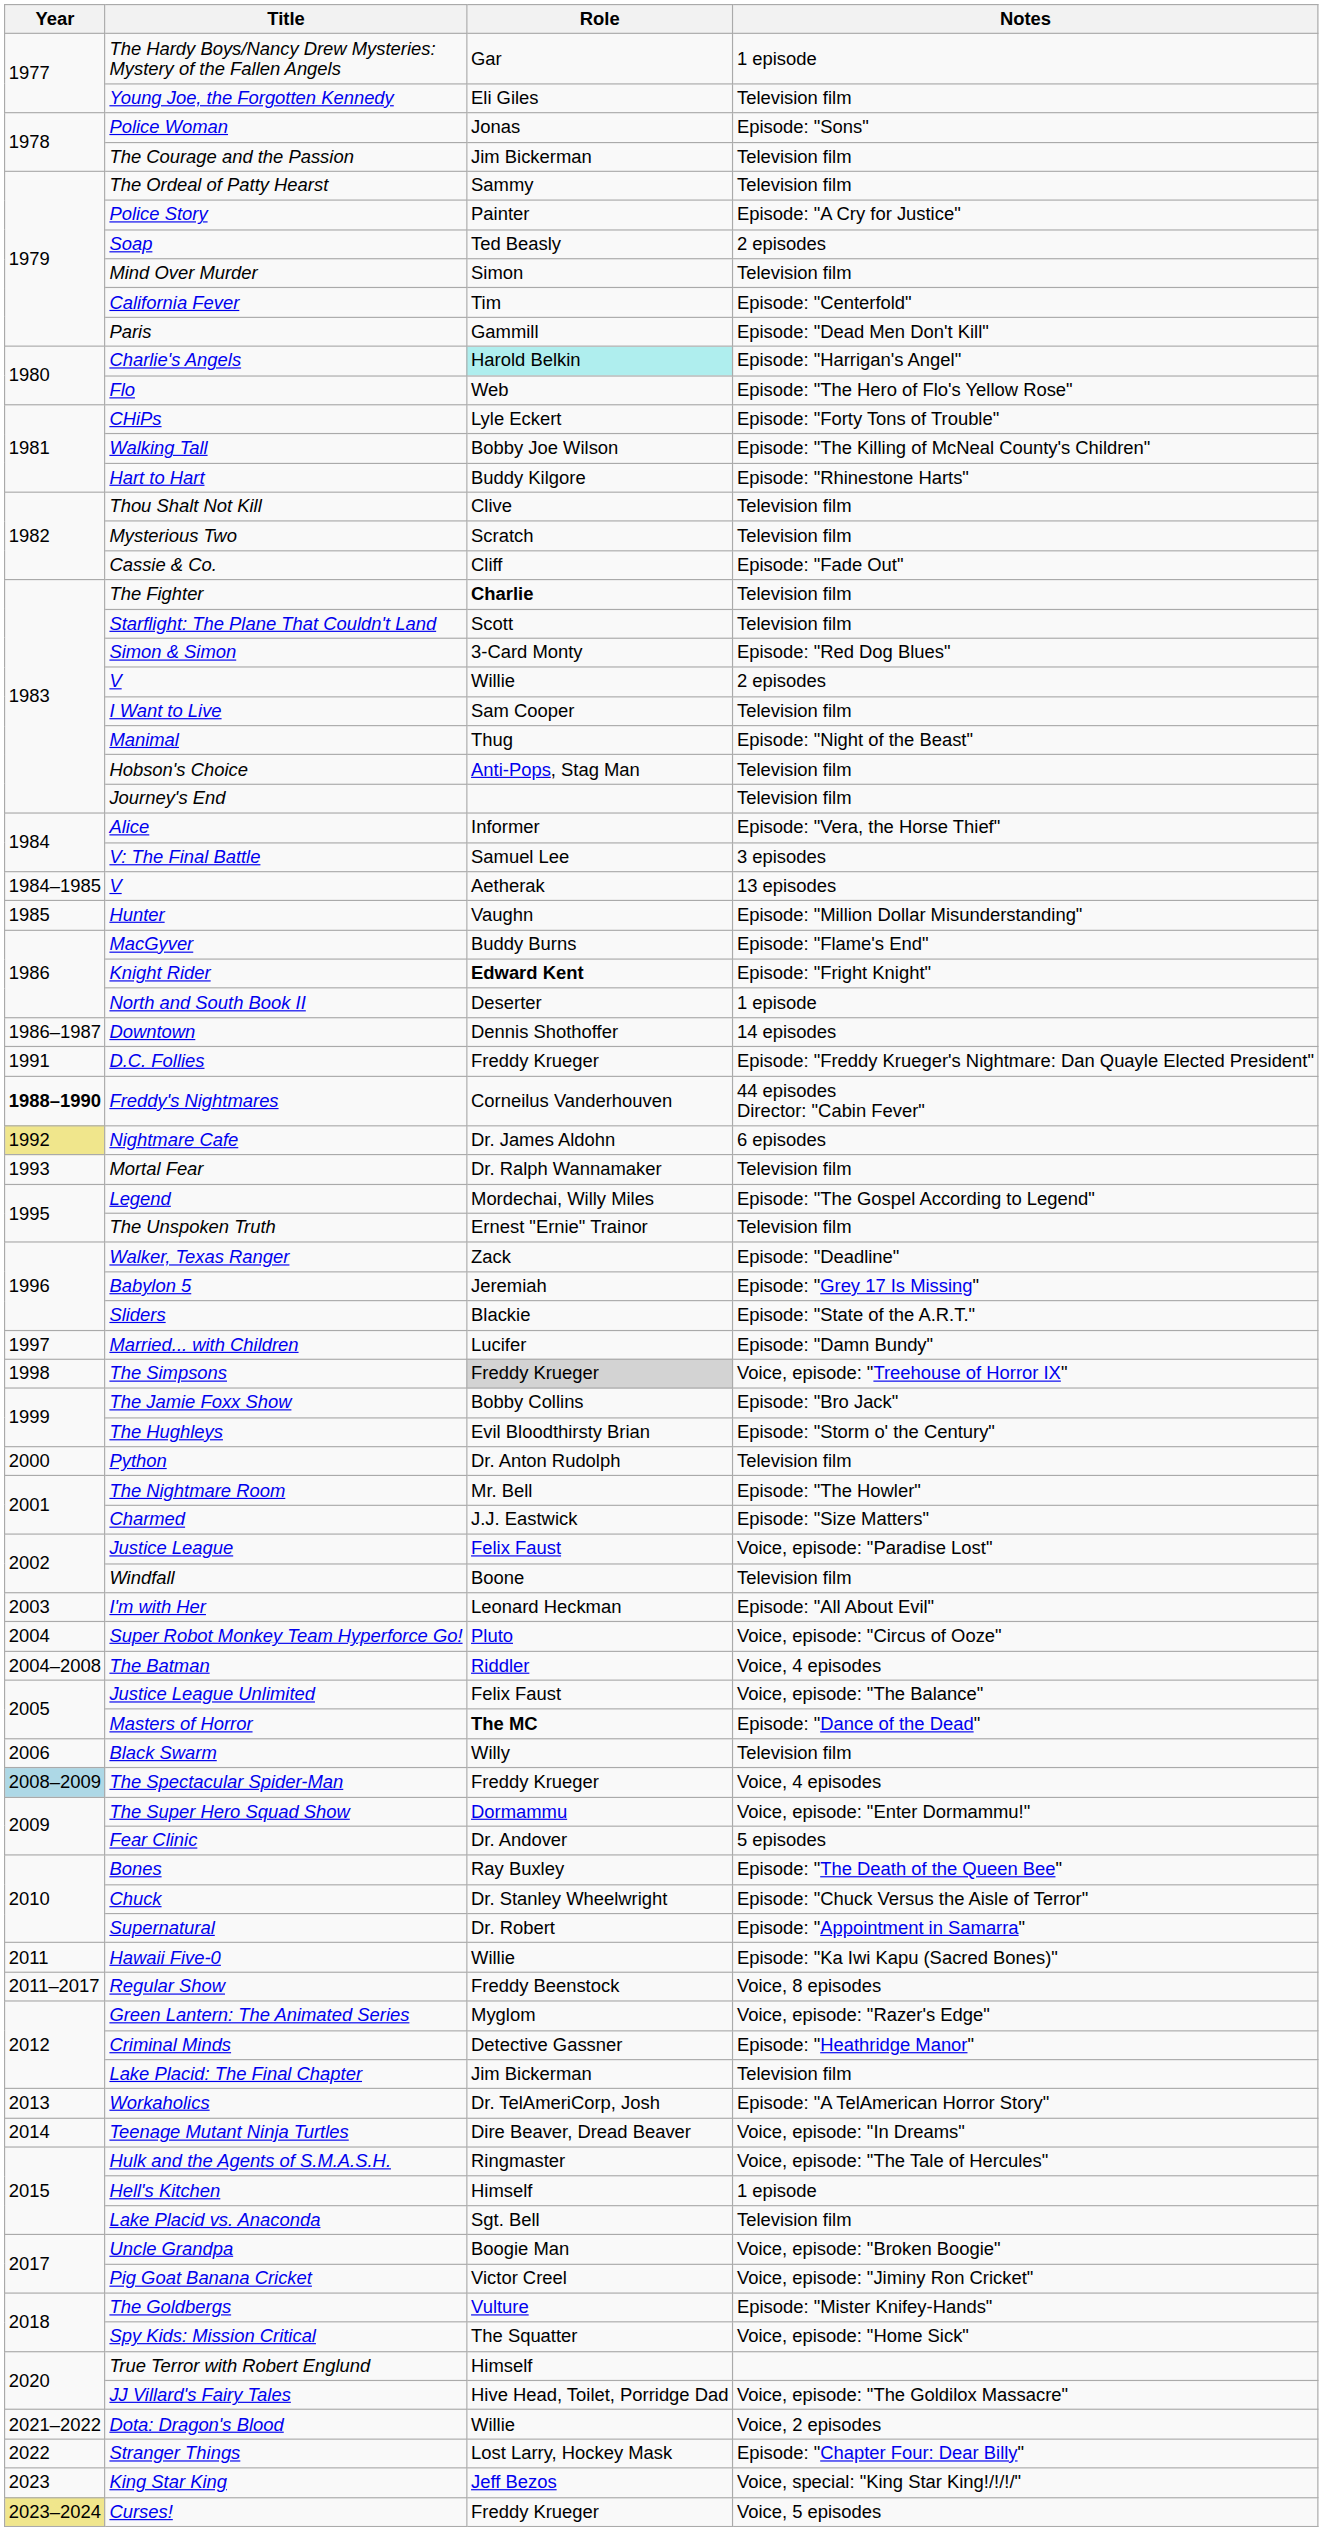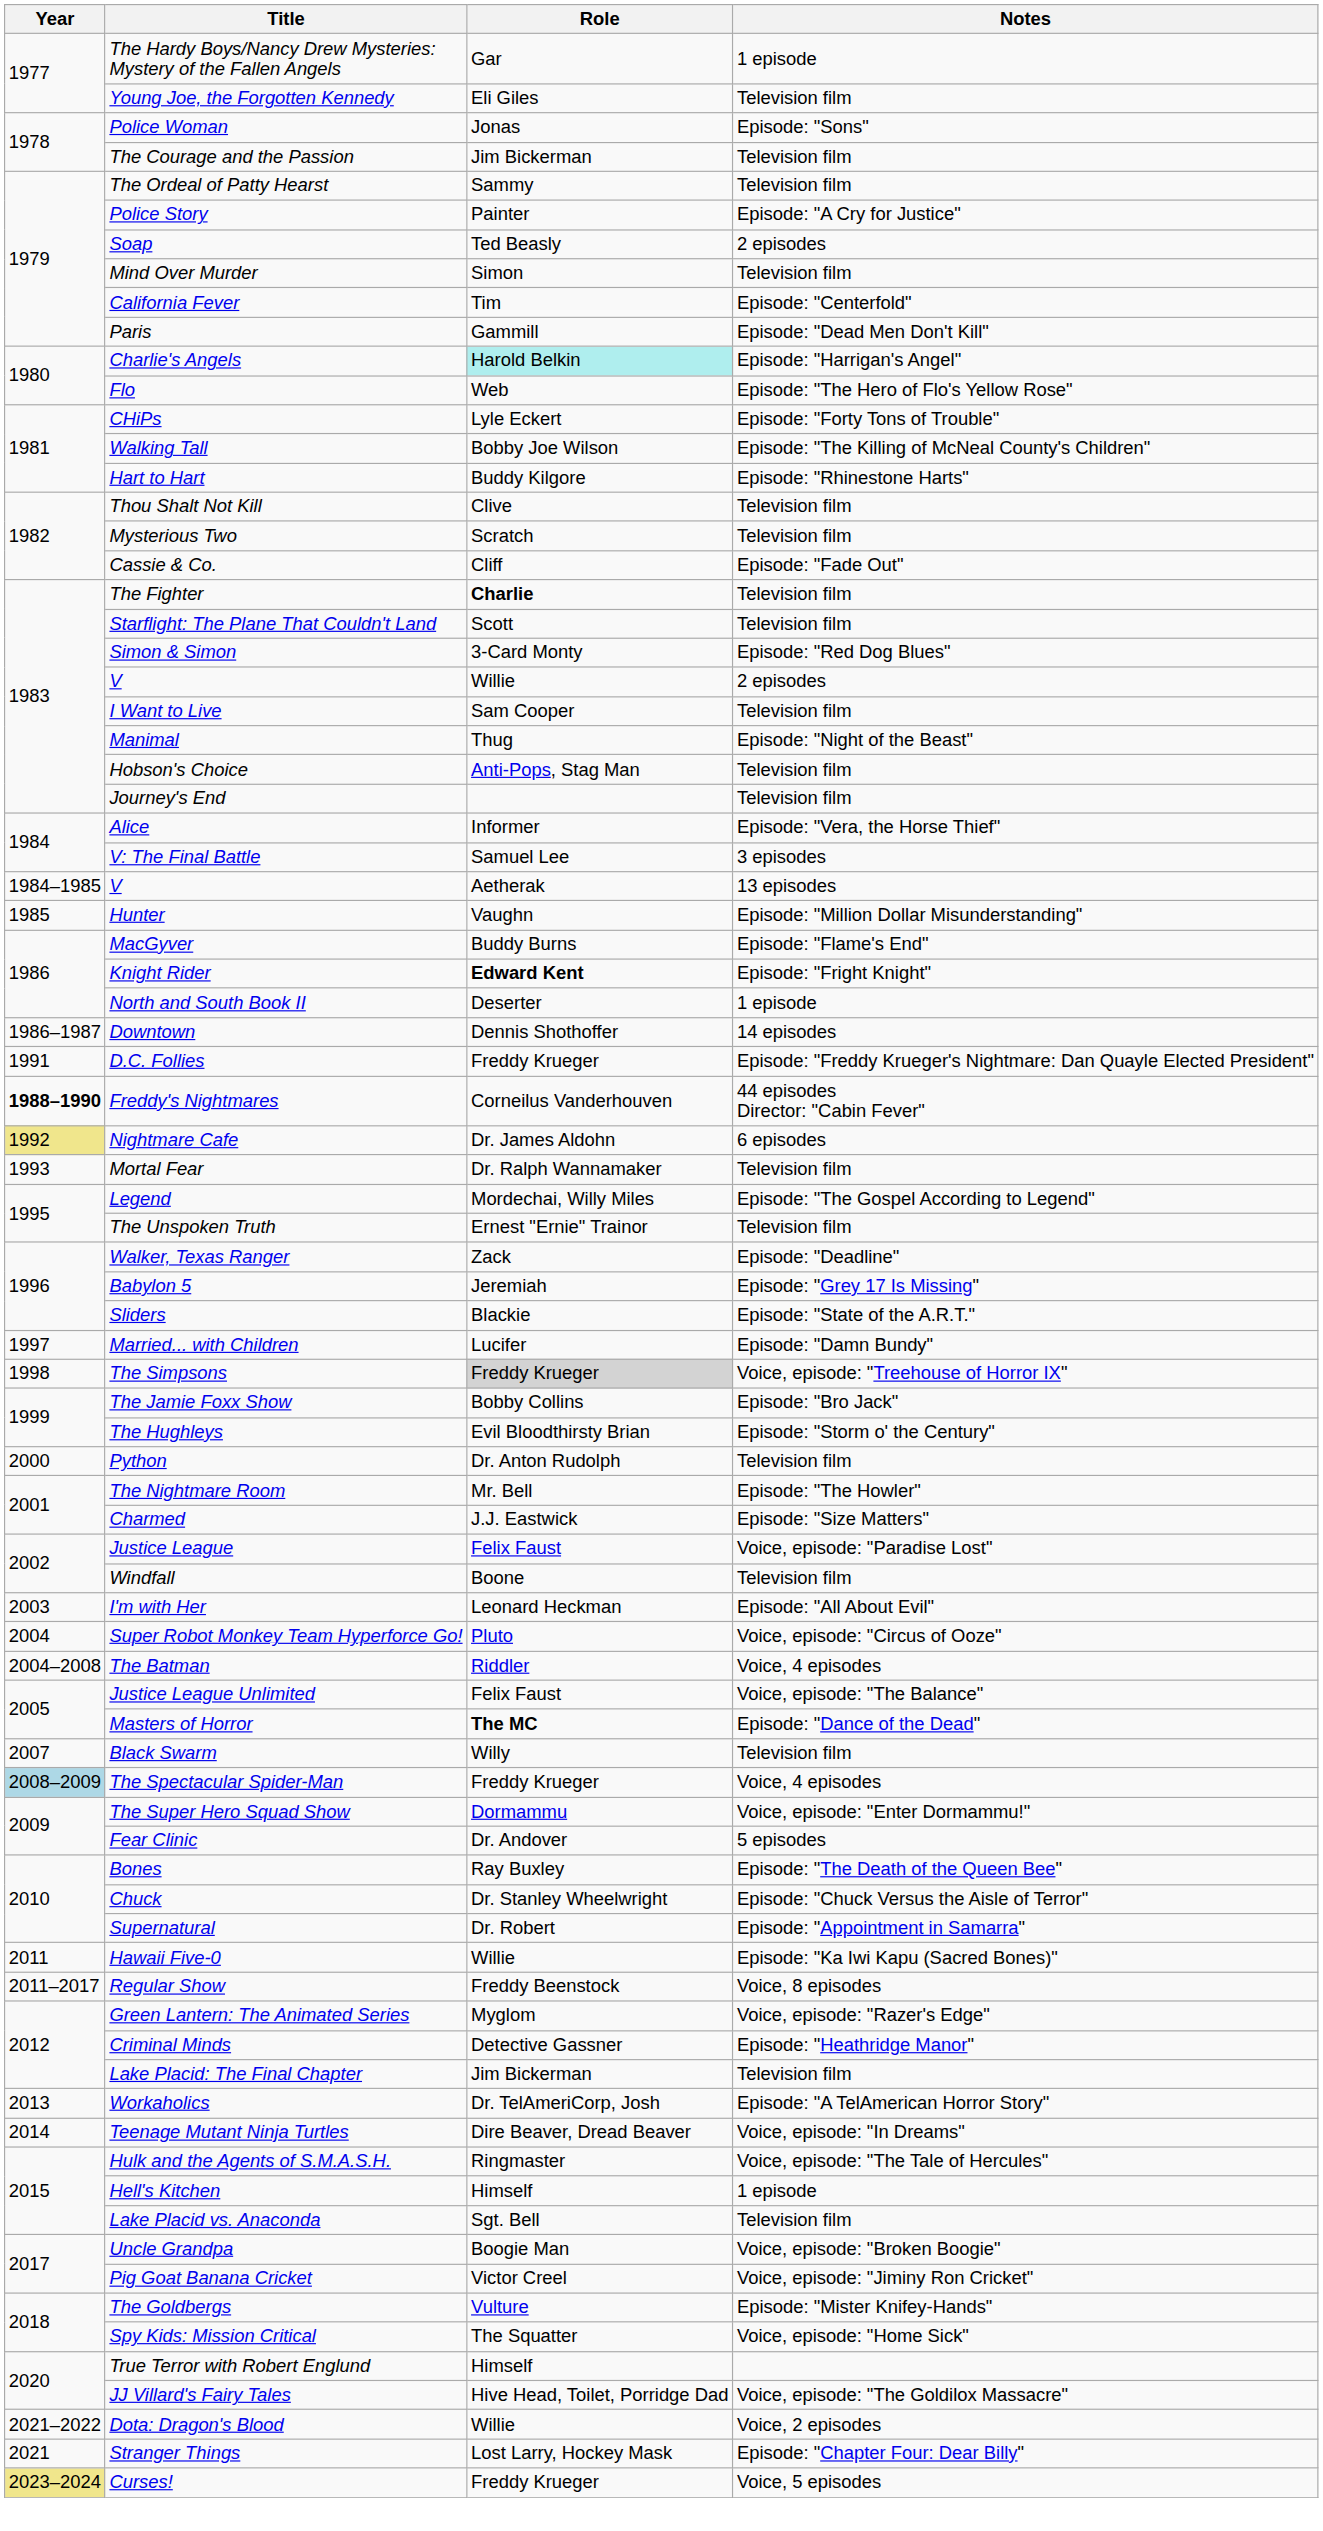(29, 1753) 2006 -> (29, 1753) 2007
(29, 2453) 2022 -> (29, 2453) 2021
- row: (168, 2482)
